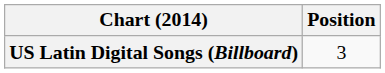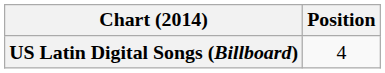(341, 51) 3 -> (341, 51) 4
